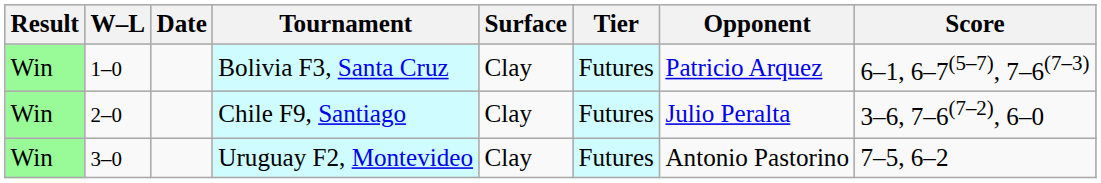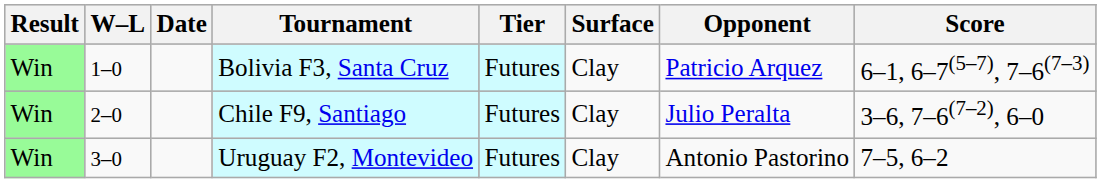columns swapped: (616, 24) <-> (526, 24)
